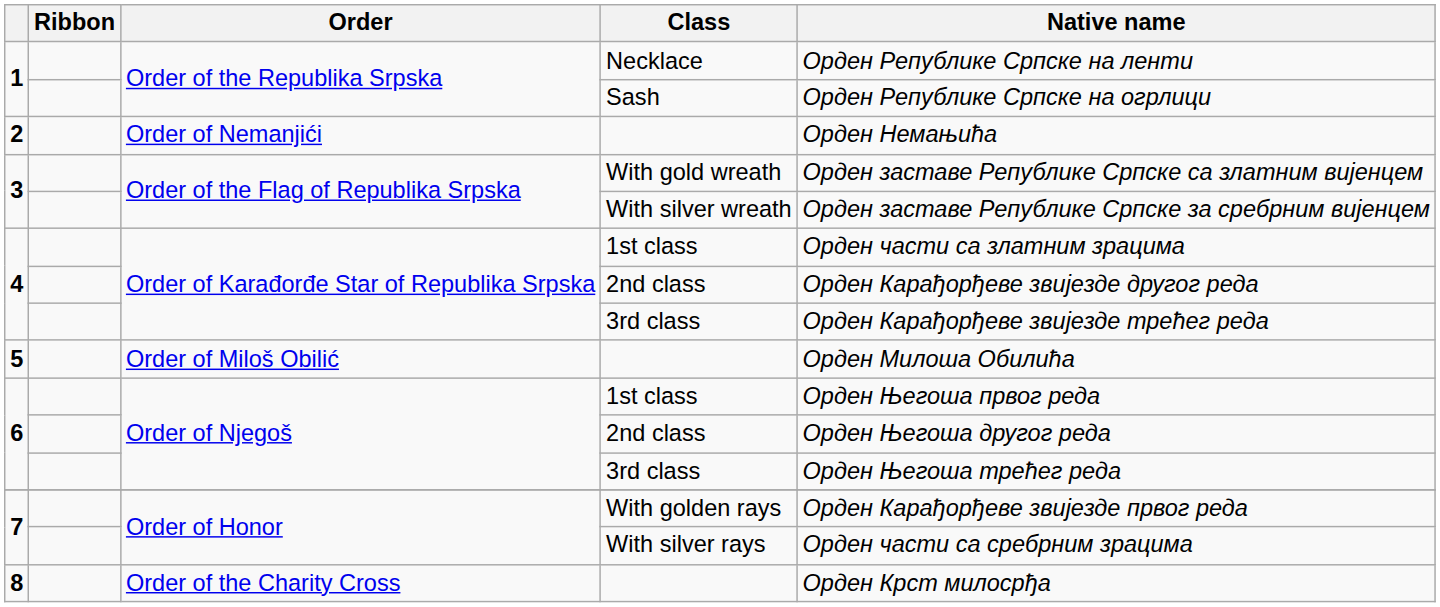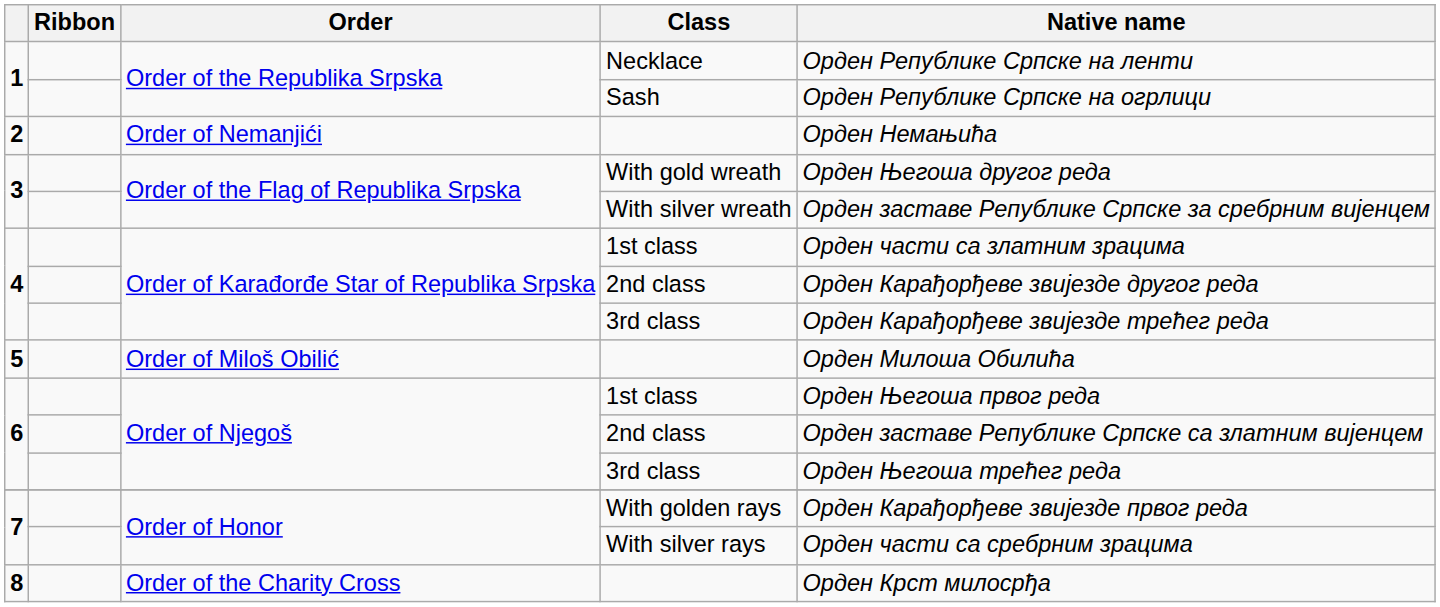(1113, 172) Орден заставе Републике Српске са златним вијенцем -> (957, 172) Орден Његоша другог реда
(957, 433) Орден Његоша другог реда -> (1113, 433) Орден заставе Републике Српске са златним вијенцем
